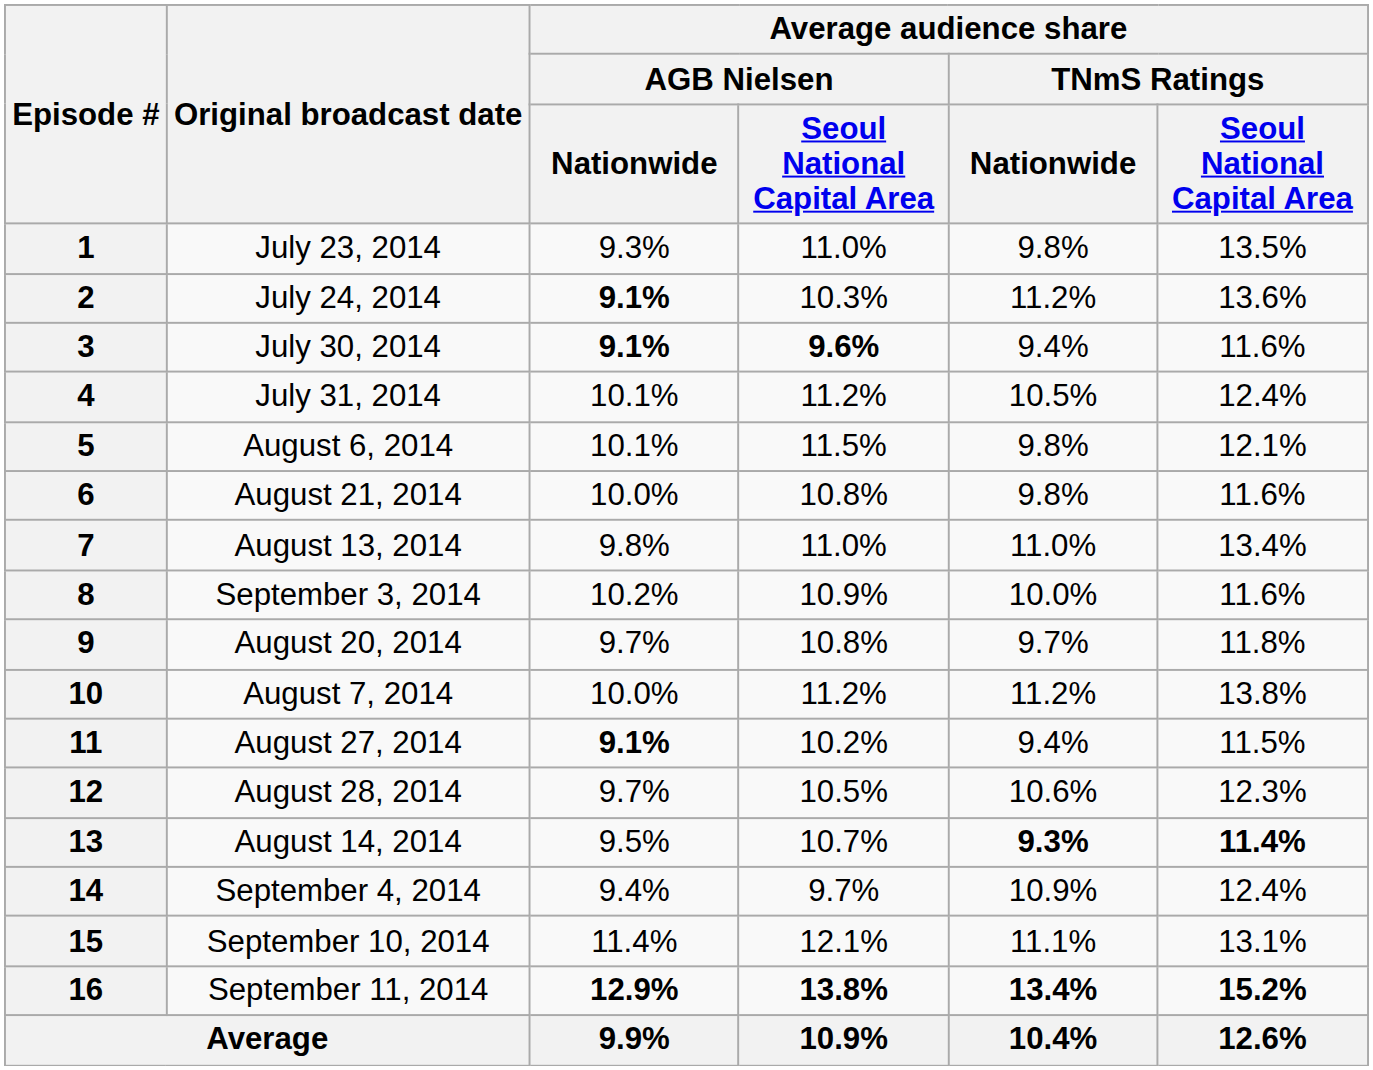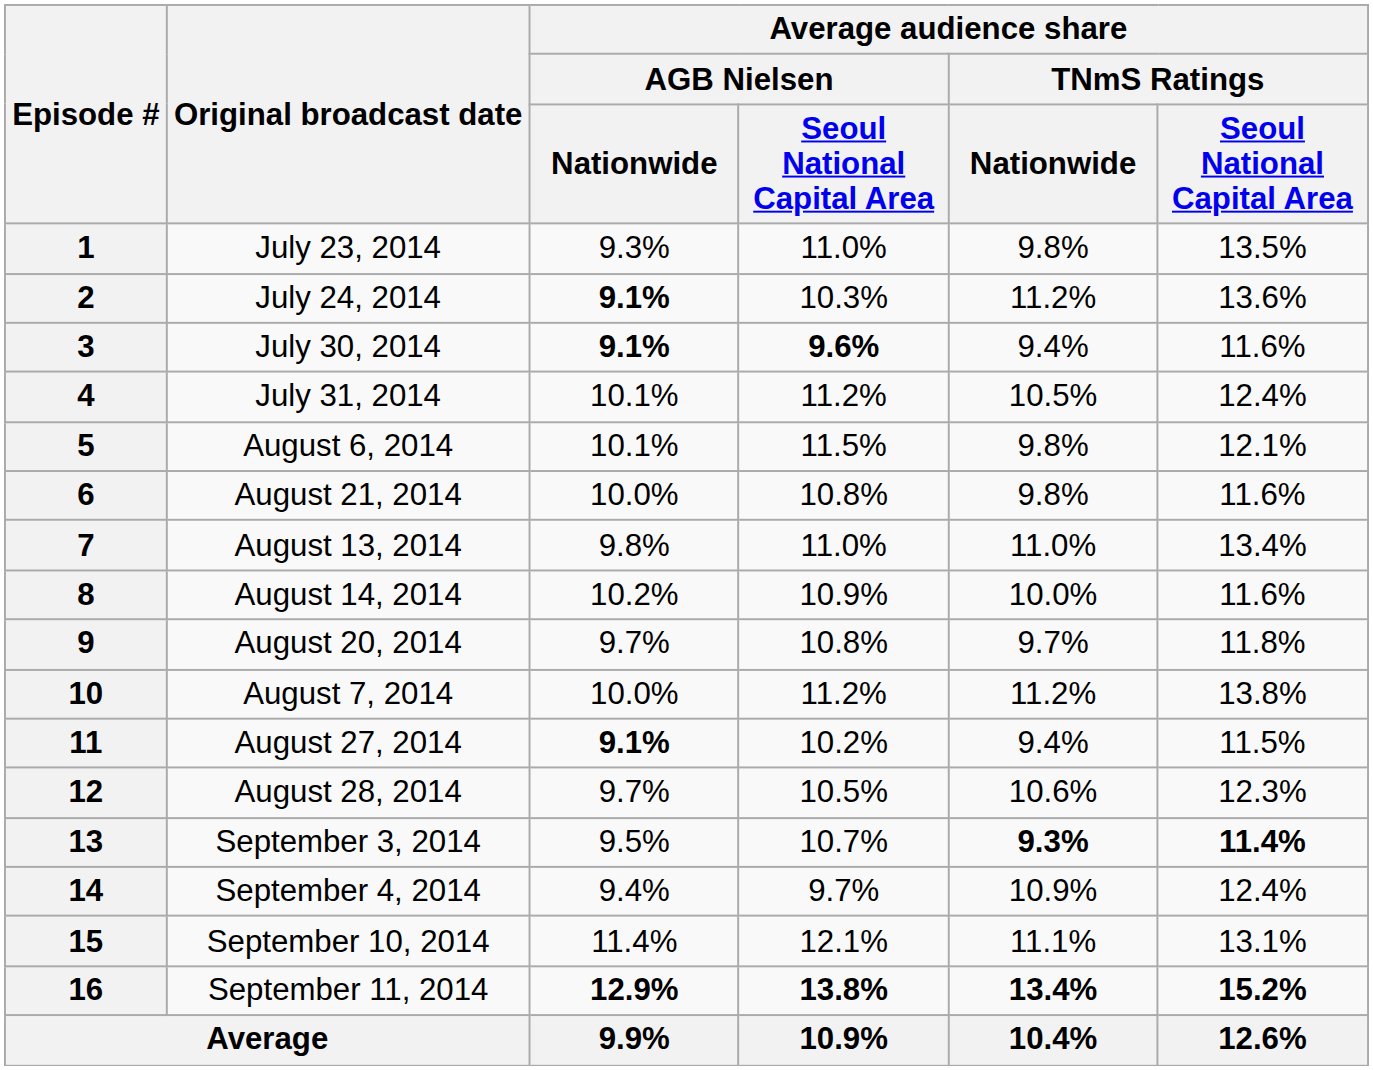(348, 594) September 3, 2014 -> (348, 594) August 14, 2014
(348, 841) August 14, 2014 -> (348, 841) September 3, 2014
